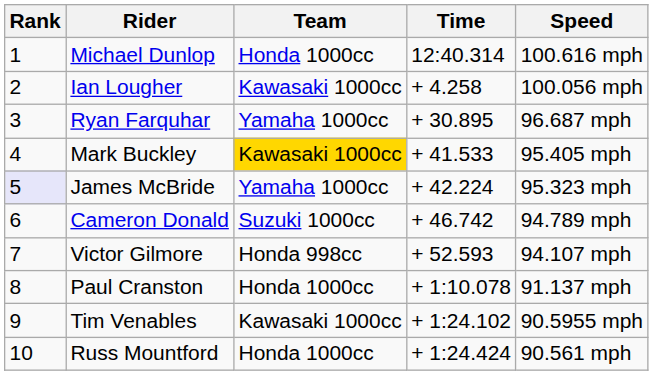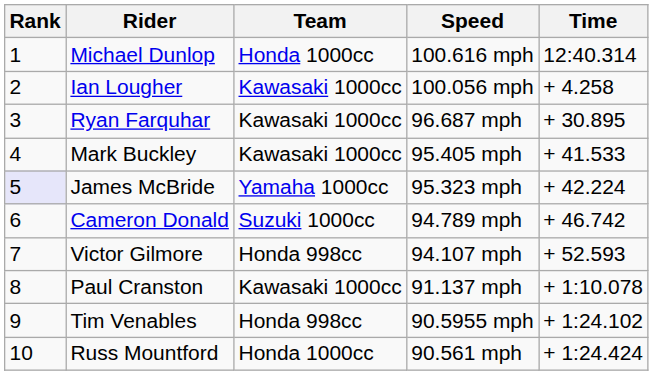columns swapped: (461, 21) <-> (582, 21)
(313, 120) Yamaha 1000cc -> (320, 120) Kawasaki 1000cc
(320, 154) gold background -> (320, 154) no background
(306, 287) Honda 1000cc -> (320, 287) Kawasaki 1000cc
(320, 320) Kawasaki 1000cc -> (300, 320) Honda 998cc
